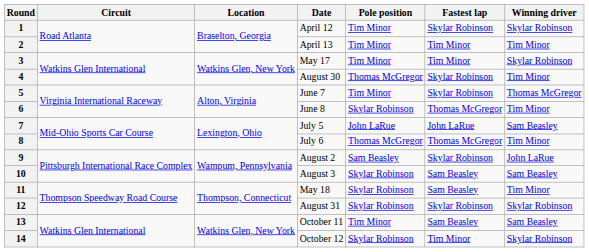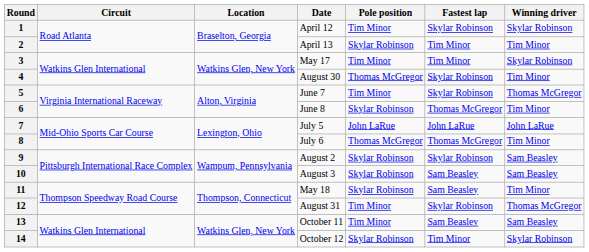(369, 44) Tim Minor -> (381, 44) Skylar Robinson
(532, 125) Sam Beasley -> (530, 125) John LaRue
(373, 157) Sam Beasley -> (381, 157) Skylar Robinson
(530, 157) John LaRue -> (532, 157) Sam Beasley
(381, 206) Skylar Robinson -> (369, 206) Tim Minor
(540, 206) Skylar Robinson -> (544, 206) Thomas McGregor
